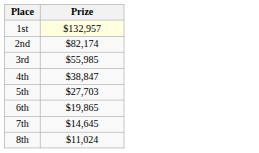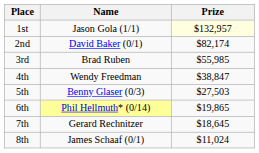+ column: (106, 12)
(82, 92) $27,703 -> (213, 92) $27,503
(82, 124) $14,645 -> (213, 124) $18,645
